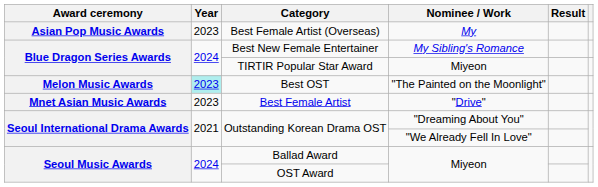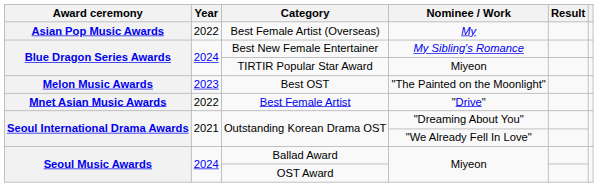(206, 31) 2023 -> (206, 31) 2022
(206, 84) paleturquoise background -> (206, 84) no background
(206, 102) 2023 -> (206, 102) 2022
